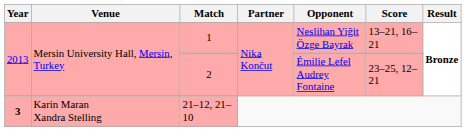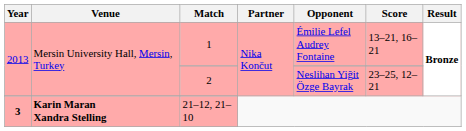(328, 37) Neslihan Yiğit Özge Bayrak -> (324, 44) Émilie Lefel Audrey Fontaine
(324, 74) Émilie Lefel Audrey Fontaine -> (328, 81) Neslihan Yiğit Özge Bayrak
(68, 111) normal -> (70, 111) bold
